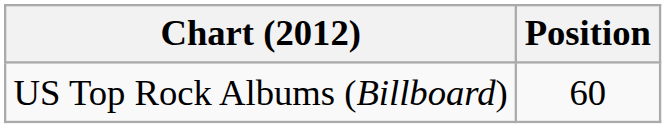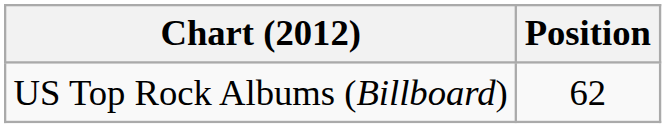(588, 91) 60 -> (588, 91) 62
